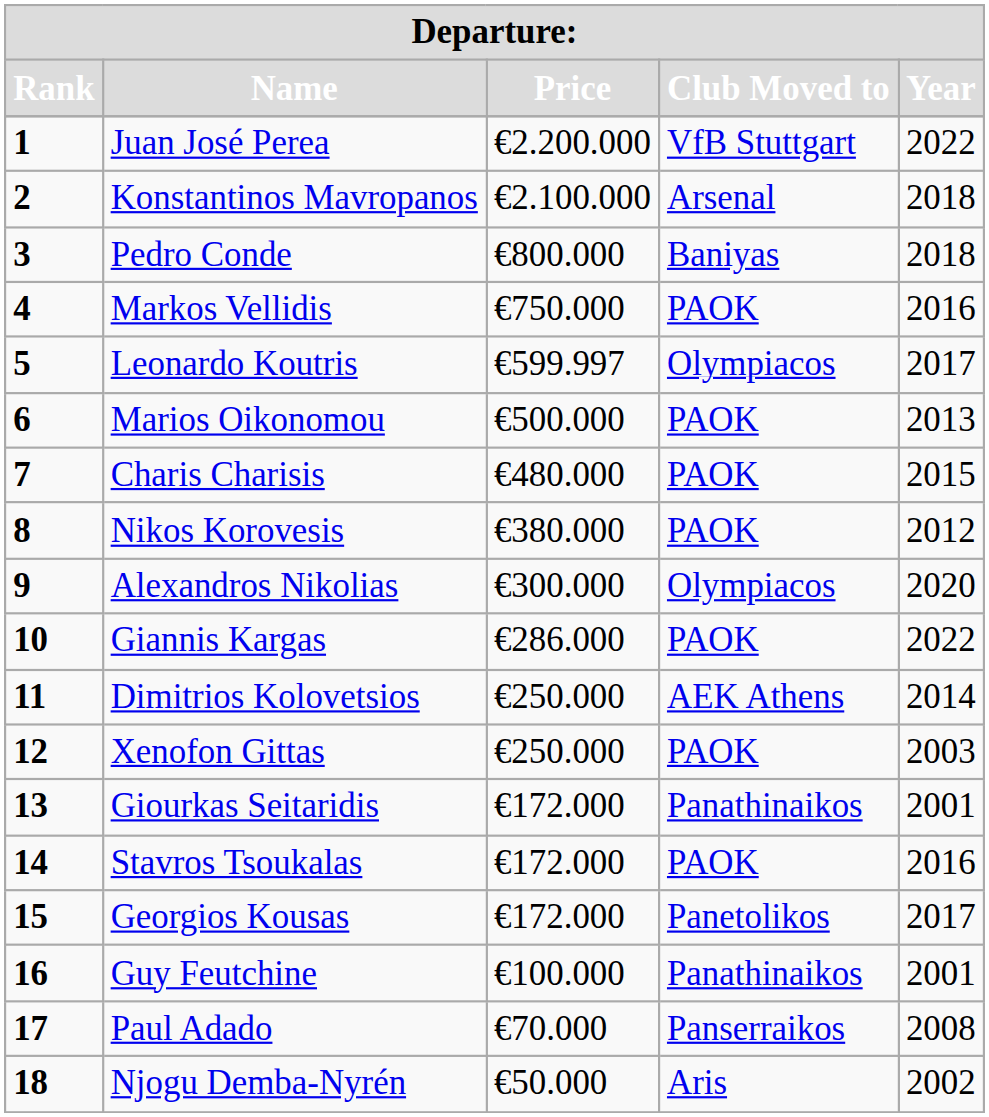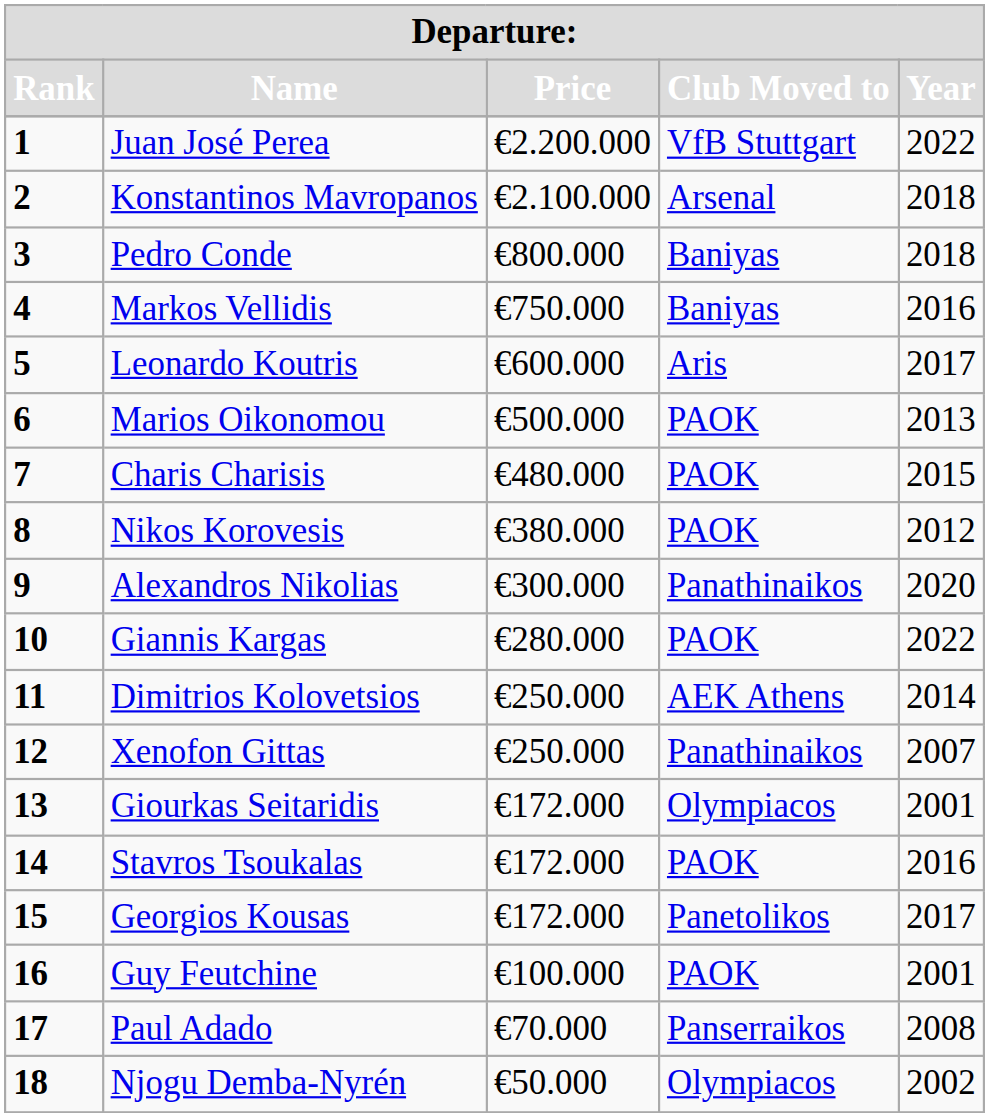(713, 308) PAOK -> (723, 308) Baniyas
(559, 364) €599.997 -> (559, 364) €600.000
(751, 364) Olympiacos -> (697, 364) Aris
(751, 585) Olympiacos -> (765, 585) Panathinaikos
(559, 640) €286.000 -> (559, 640) €280.000
(713, 751) PAOK -> (765, 751) Panathinaikos
(941, 751) 2003 -> (941, 751) 2007
(765, 806) Panathinaikos -> (751, 806) Olympiacos
(765, 972) Panathinaikos -> (713, 972) PAOK
(697, 1083) Aris -> (751, 1083) Olympiacos
